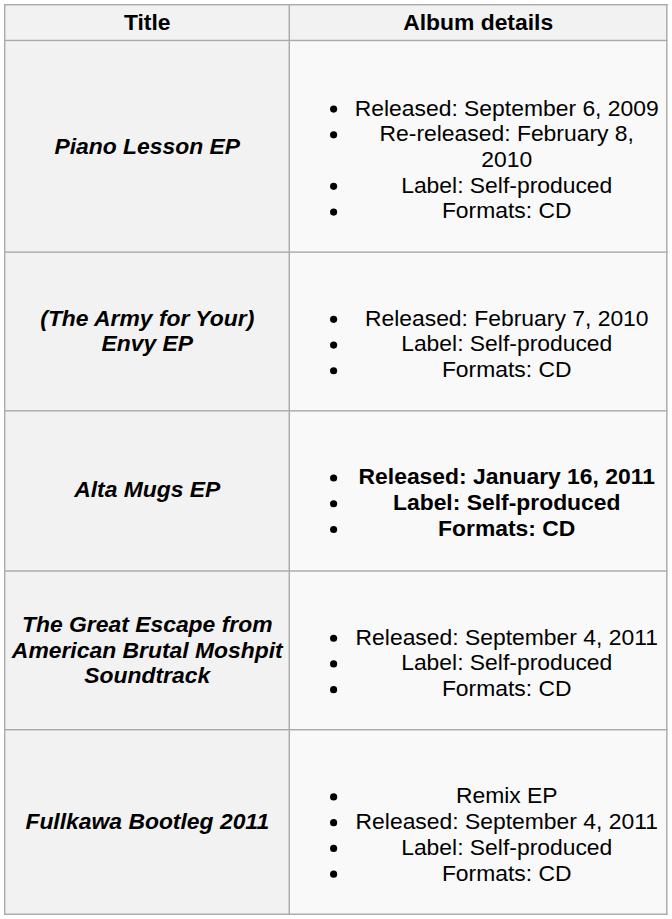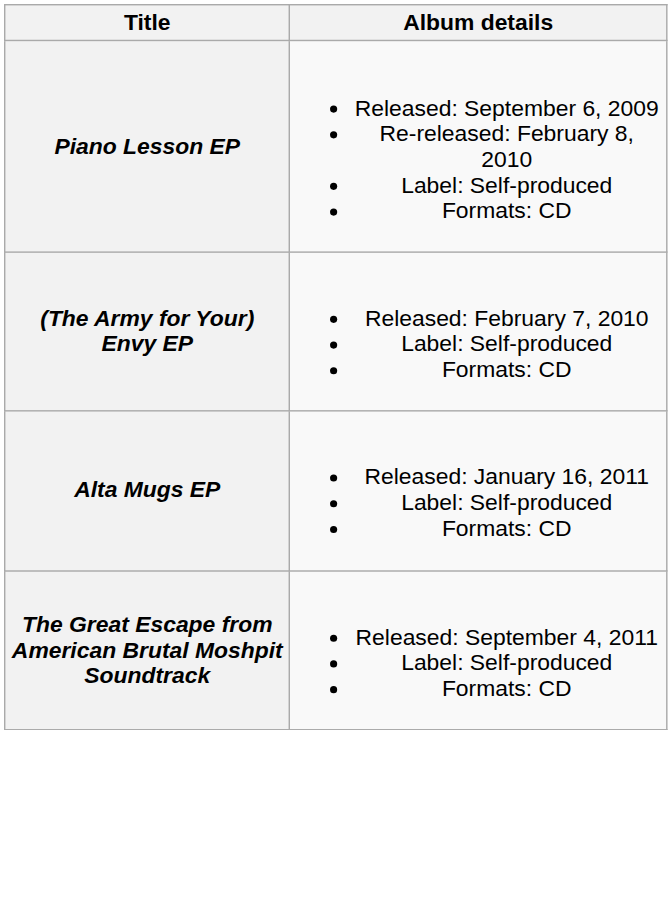(478, 504) bold -> (478, 504) normal
- row: (147, 821)
